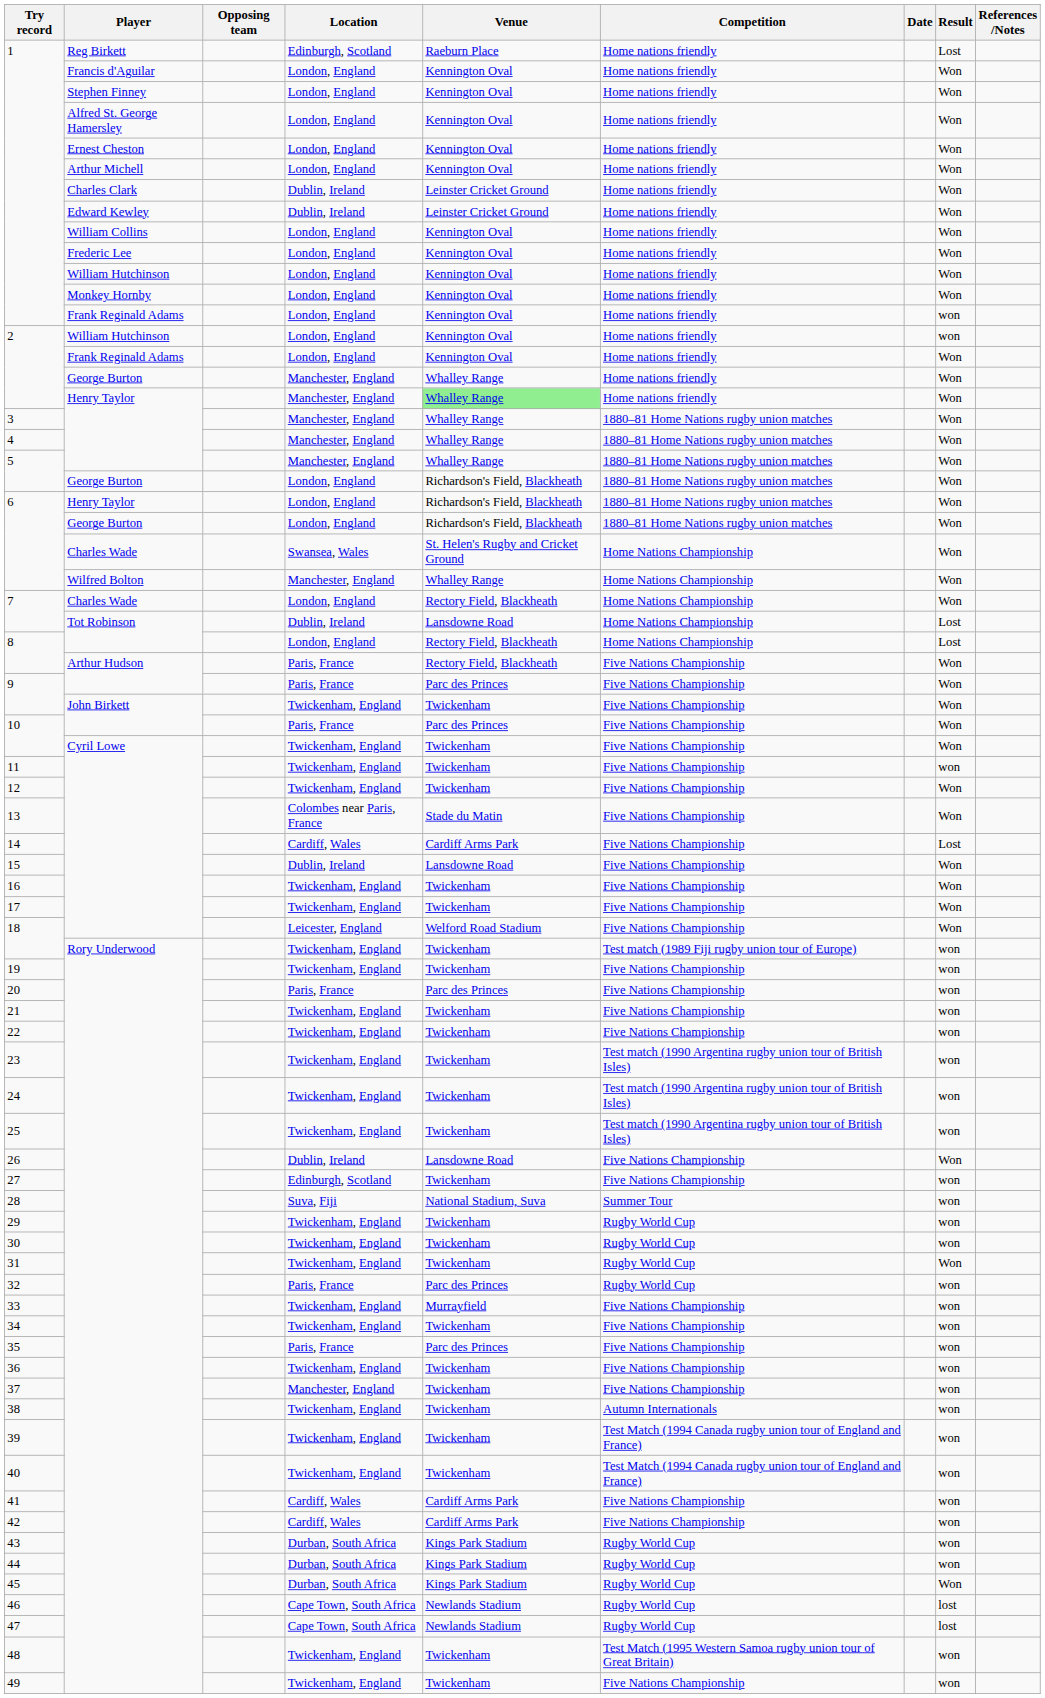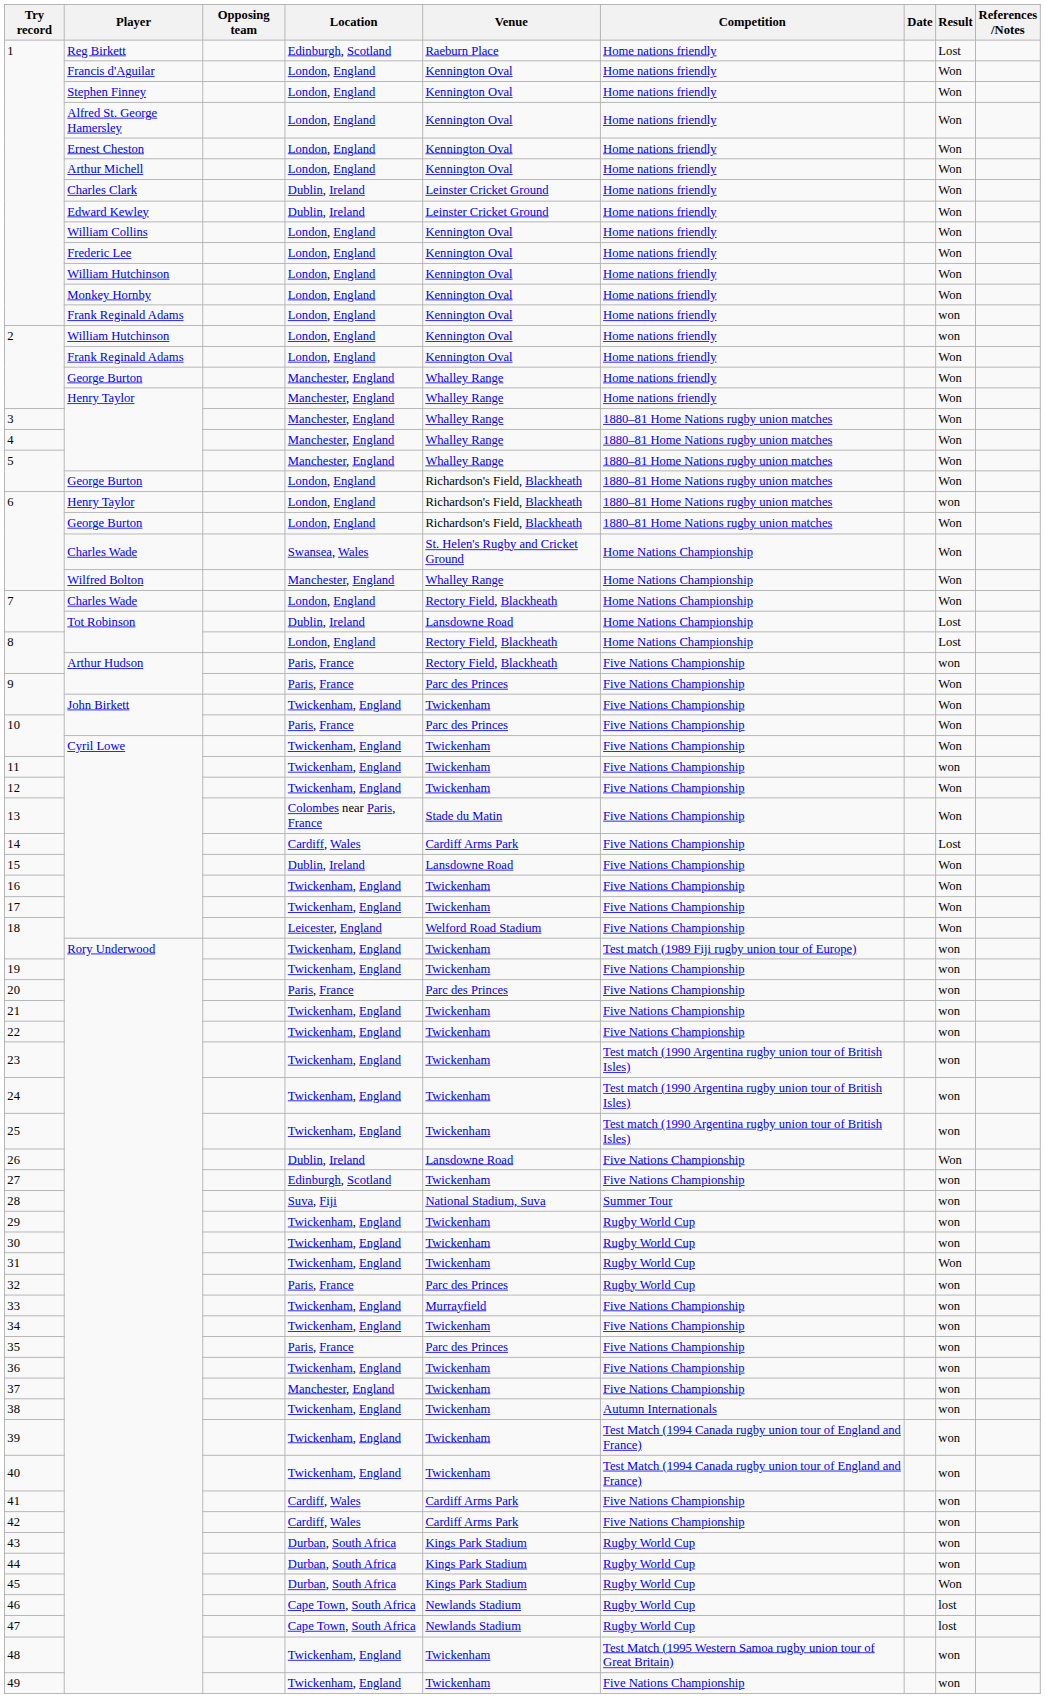(464, 398) lightgreen background -> (464, 398) no background
(950, 502) Won -> (949, 502) won
(950, 663) Won -> (949, 663) won
